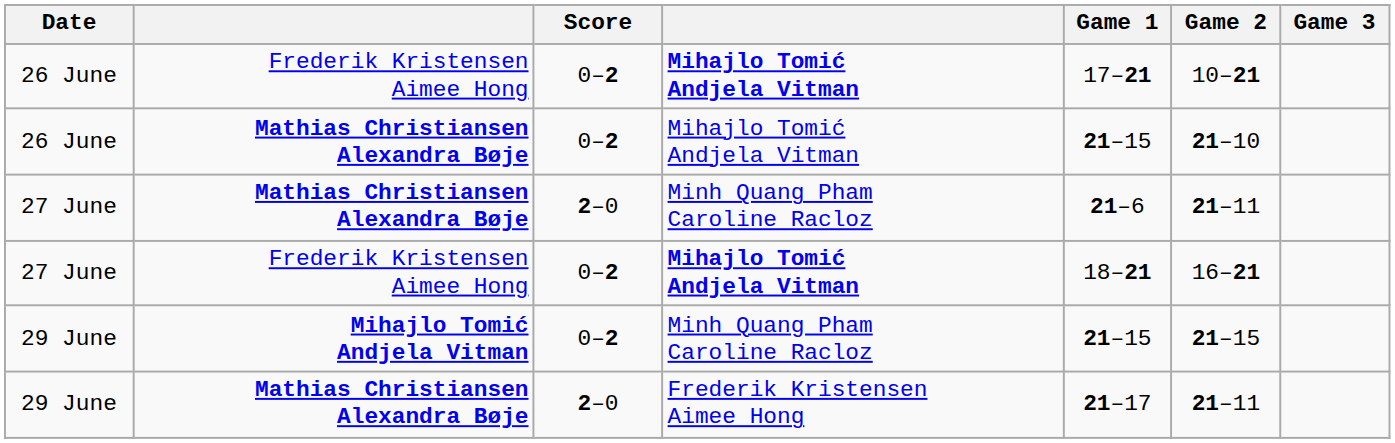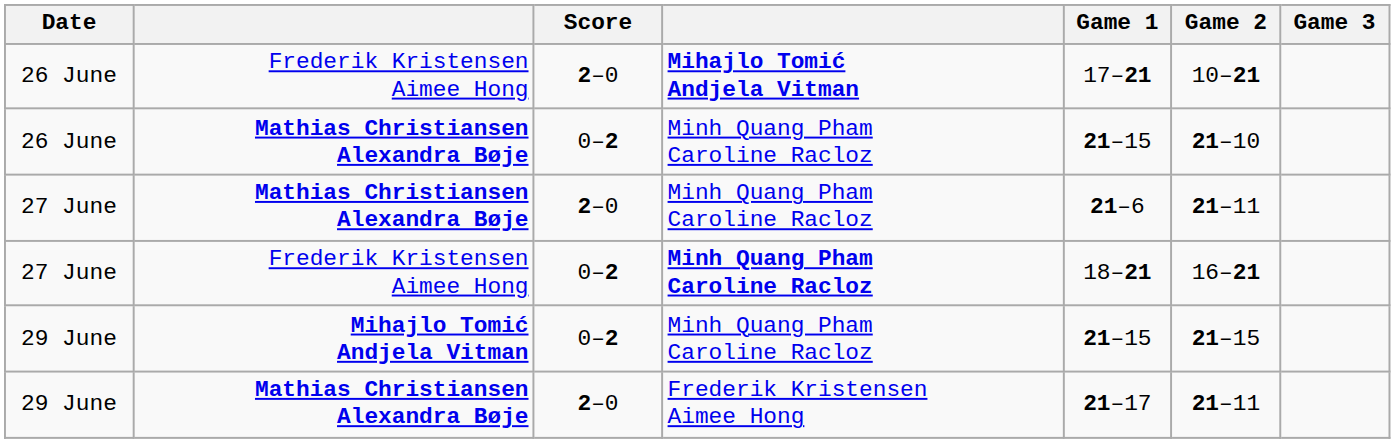(598, 76) 0–2 -> (598, 76) 2–0
(763, 141) Mihajlo Tomić Andjela Vitman -> (770, 141) Minh Quang Pham Caroline Racloz
(763, 273) Mihajlo Tomić Andjela Vitman -> (770, 273) Minh Quang Pham Caroline Racloz
